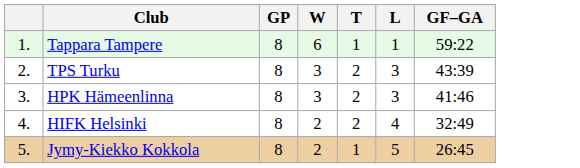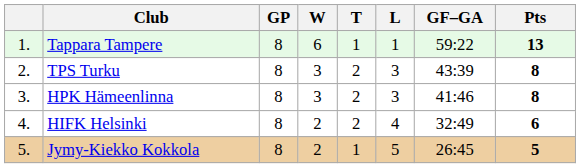+ column: (535, 17)
